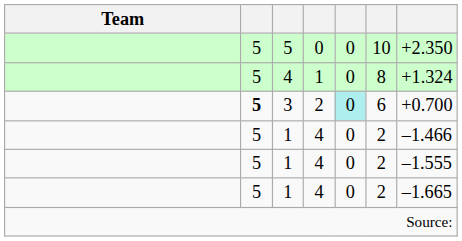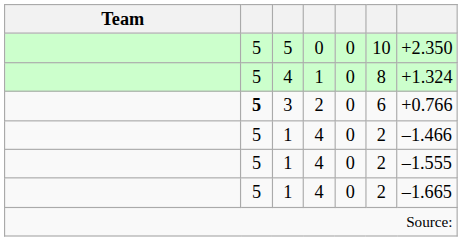(350, 105) paleturquoise background -> (350, 105) no background
(427, 105) +0.700 -> (427, 105) +0.766
